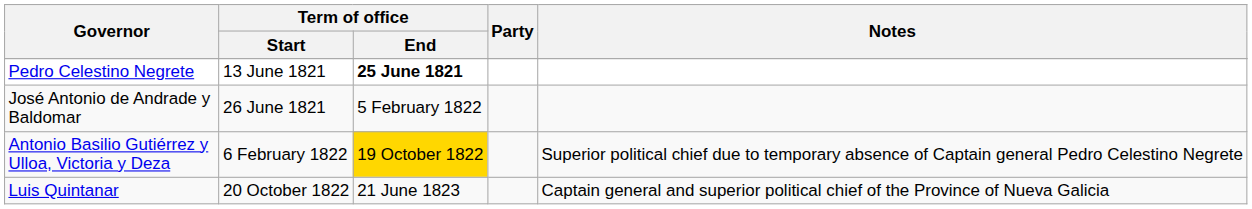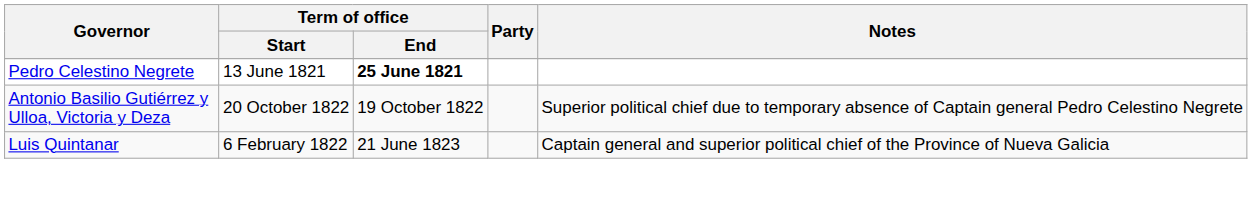- row: (109, 108)
(285, 154) 6 February 1822 -> (286, 108) 20 October 1822
(420, 154) gold background -> (420, 108) no background
(286, 190) 20 October 1822 -> (285, 144) 6 February 1822
